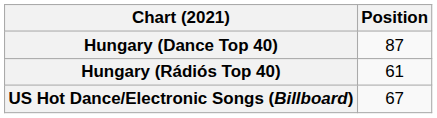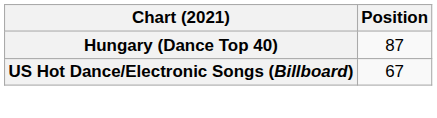- row: (181, 71)
